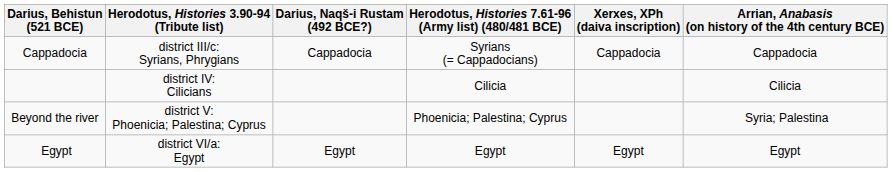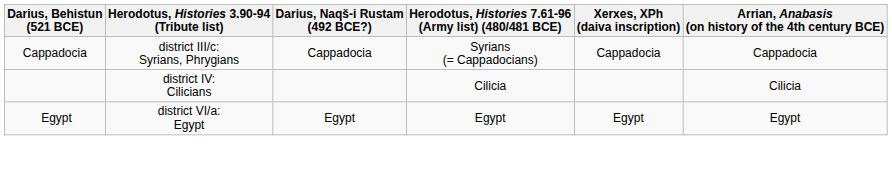- row: (55, 118)
